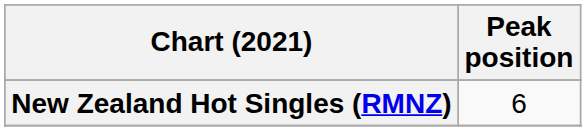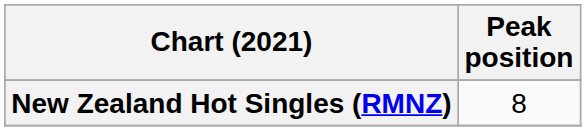(519, 102) 6 -> (519, 102) 8
